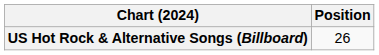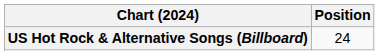(343, 38) 26 -> (343, 38) 24
